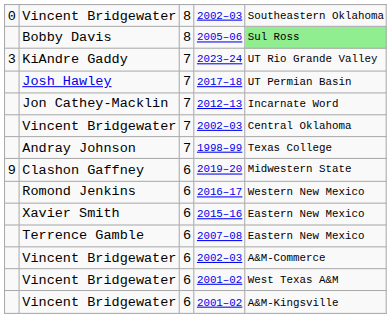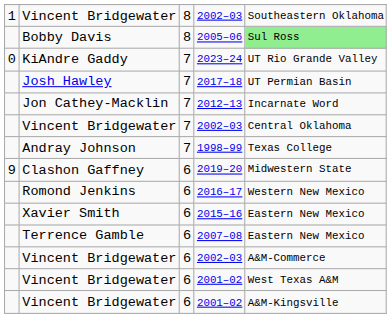(12, 16) 0 -> (12, 16) 1
(12, 60) 3 -> (12, 60) 0
